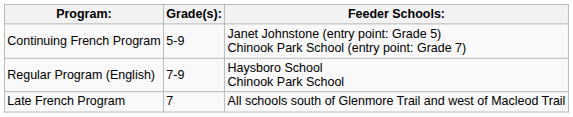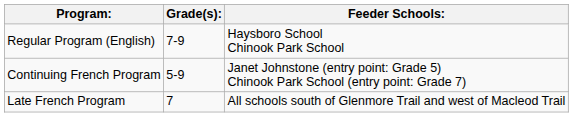rows swapped: (81, 75) <-> (84, 41)
